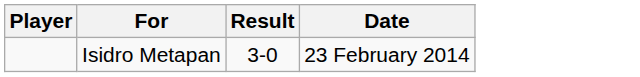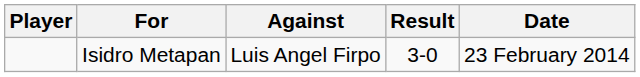+ column: (306, 21)
